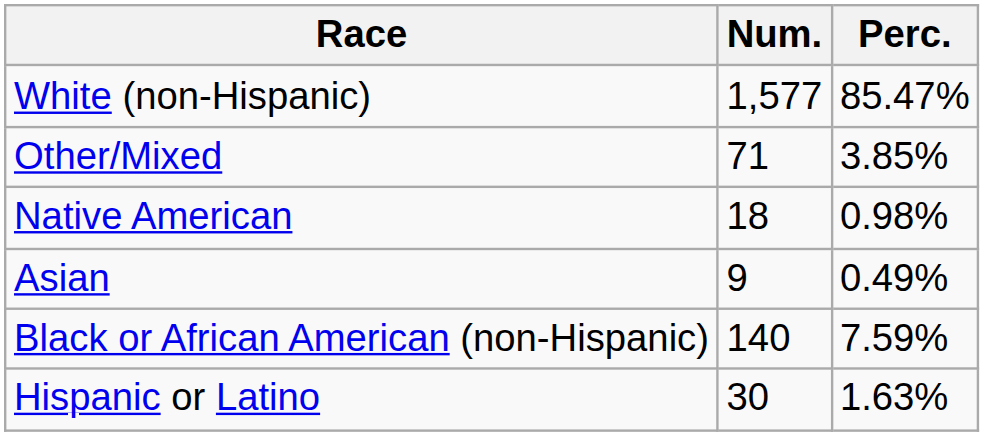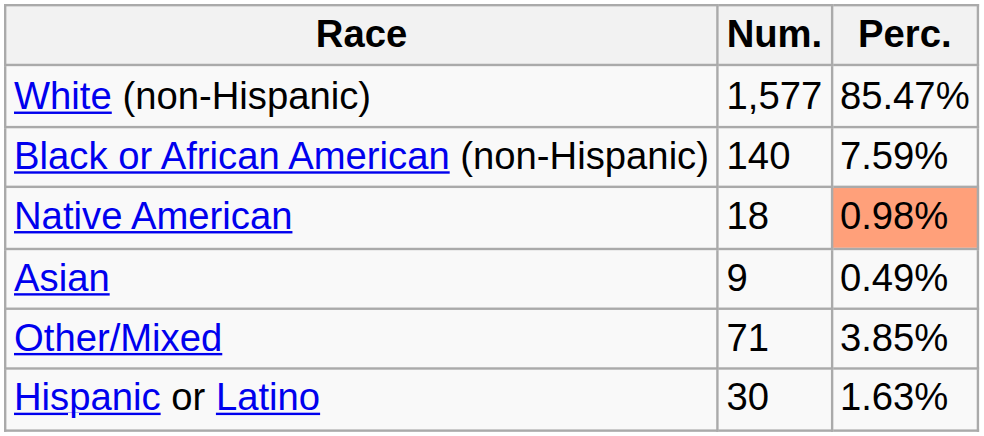rows swapped: (361, 338) <-> (118, 156)
(894, 216) no background -> (894, 216) lightsalmon background
